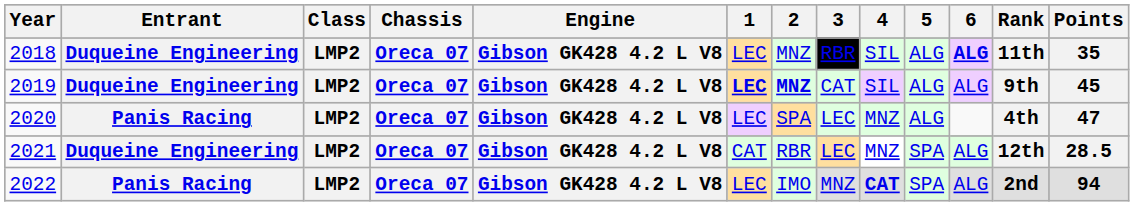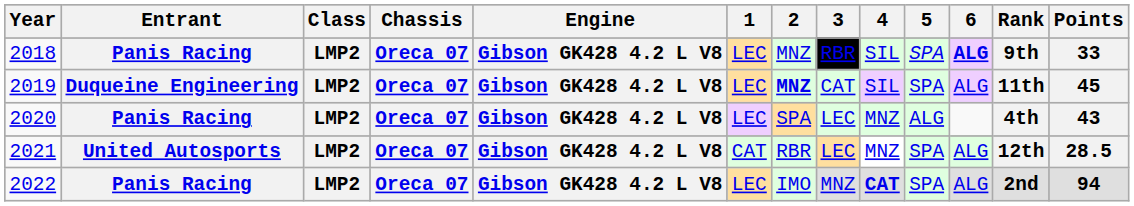(182, 53) Duqueine Engineering -> (182, 53) Panis Racing
(927, 53) ALG -> (927, 53) SPA
(1021, 53) 11th -> (1021, 53) 9th
(1089, 53) 35 -> (1089, 53) 33
(749, 86) bold -> (749, 86) normal
(927, 86) ALG -> (927, 86) SPA
(1021, 86) 9th -> (1021, 86) 11th
(1089, 119) 47 -> (1089, 119) 43
(182, 151) Duqueine Engineering -> (182, 151) United Autosports
